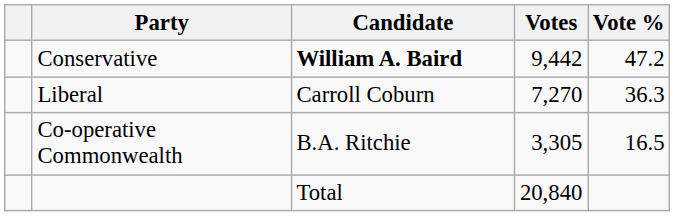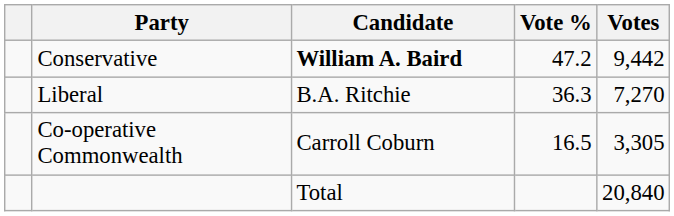columns swapped: (551, 22) <-> (629, 22)
(366, 94) Carroll Coburn -> (354, 94) B.A. Ritchie
(354, 143) B.A. Ritchie -> (366, 143) Carroll Coburn
